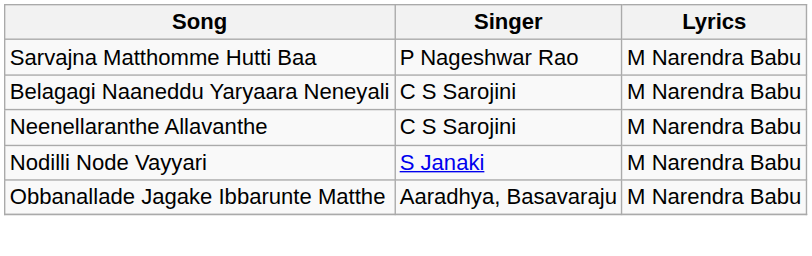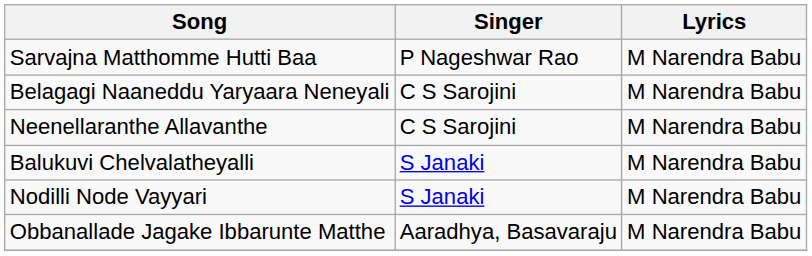+ row: (132, 162)
